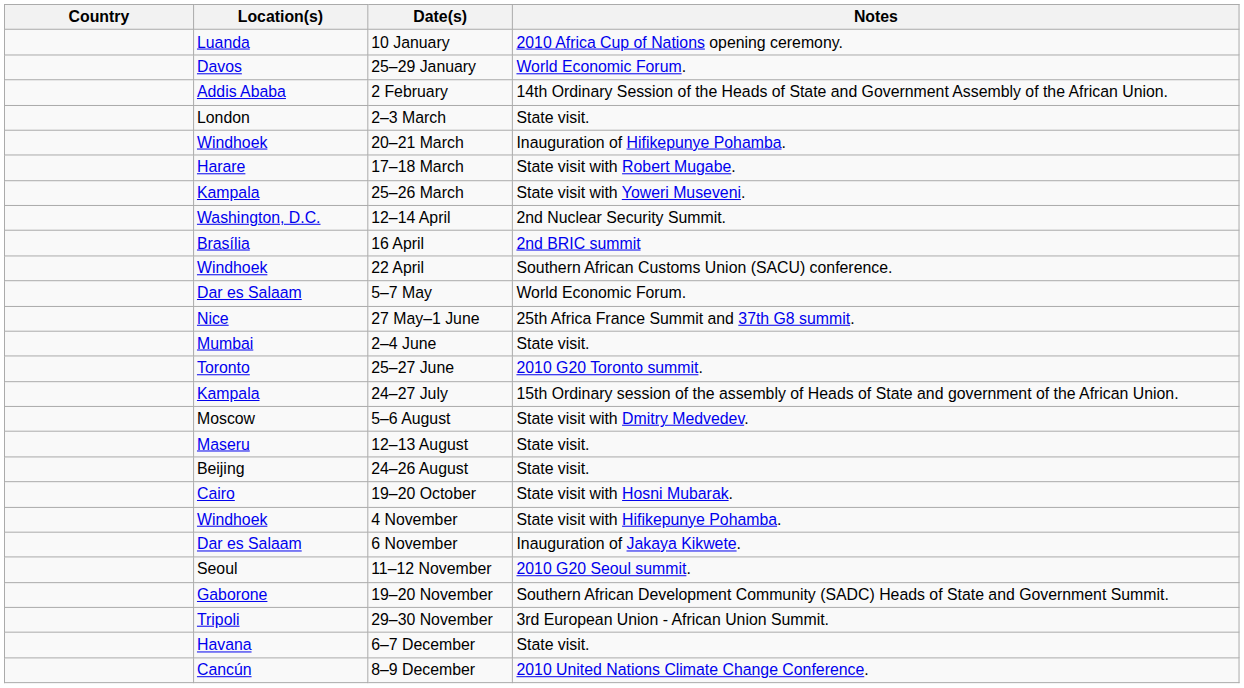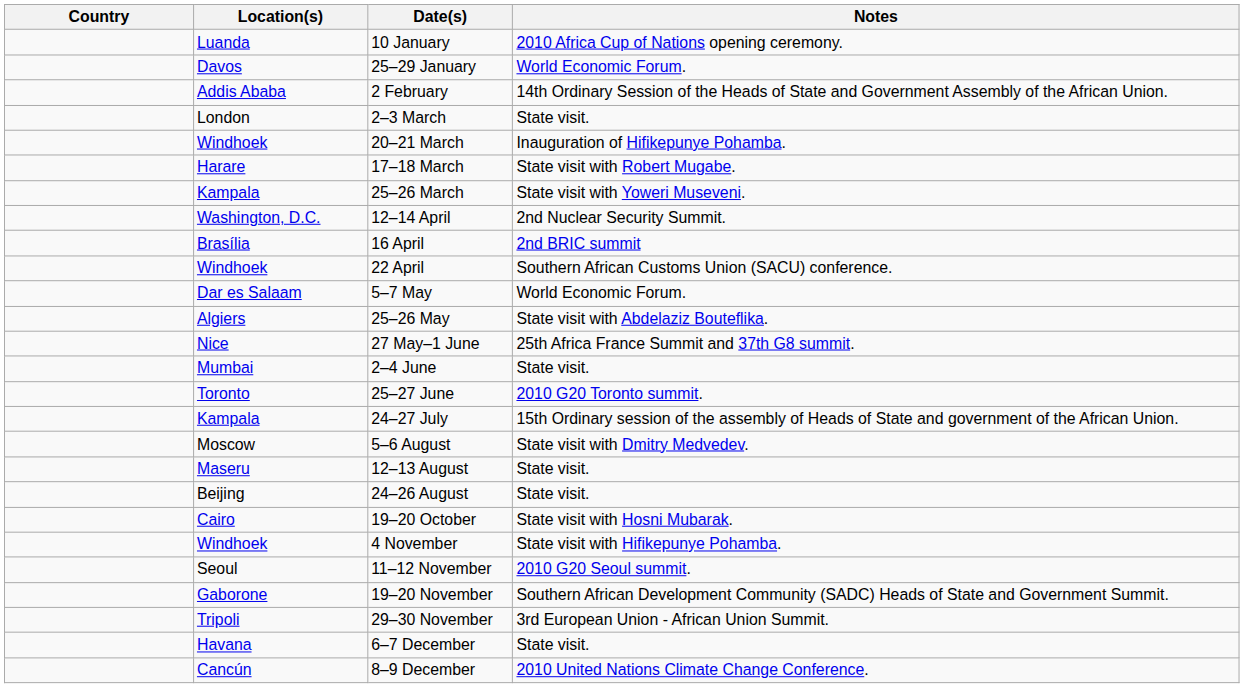+ row: (410, 318)
- row: (414, 544)
